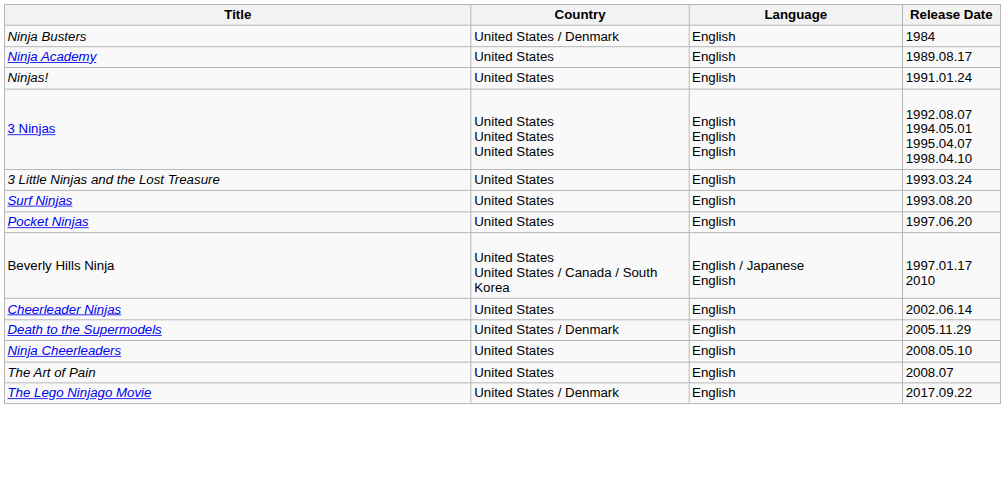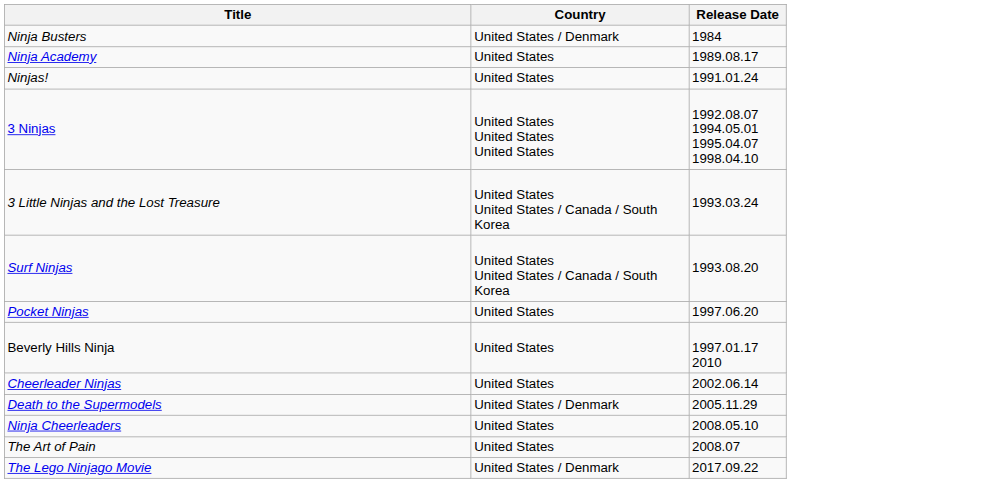- column: (796, 15)
(514, 180) United States -> (566, 209) United States United States / Canada / South Korea
(514, 201) United States -> (566, 275) United States United States / Canada / South Korea
(566, 273) United States United States / Canada / South Korea -> (514, 347) United States
